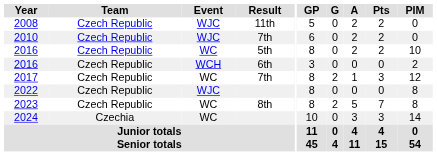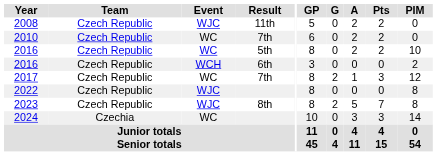(208, 37) WJC -> (208, 37) WC
(208, 104) WC -> (208, 104) WJC
